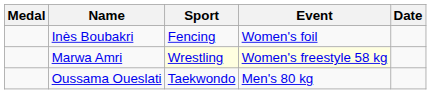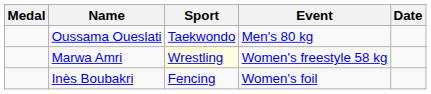rows swapped: (93, 36) <-> (107, 79)
(314, 58) lightyellow background -> (314, 58) no background
